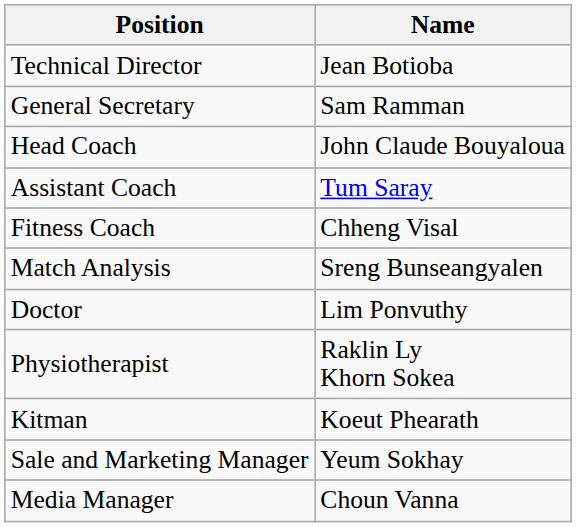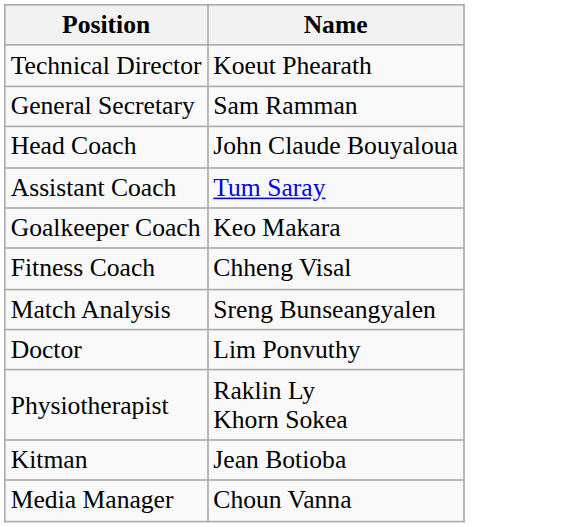(387, 65) Jean Botioba -> (293, 65) Koeut Phearath
+ row: (106, 227)
(400, 418) Koeut Phearath -> (280, 459) Jean Botioba
- row: (160, 459)
